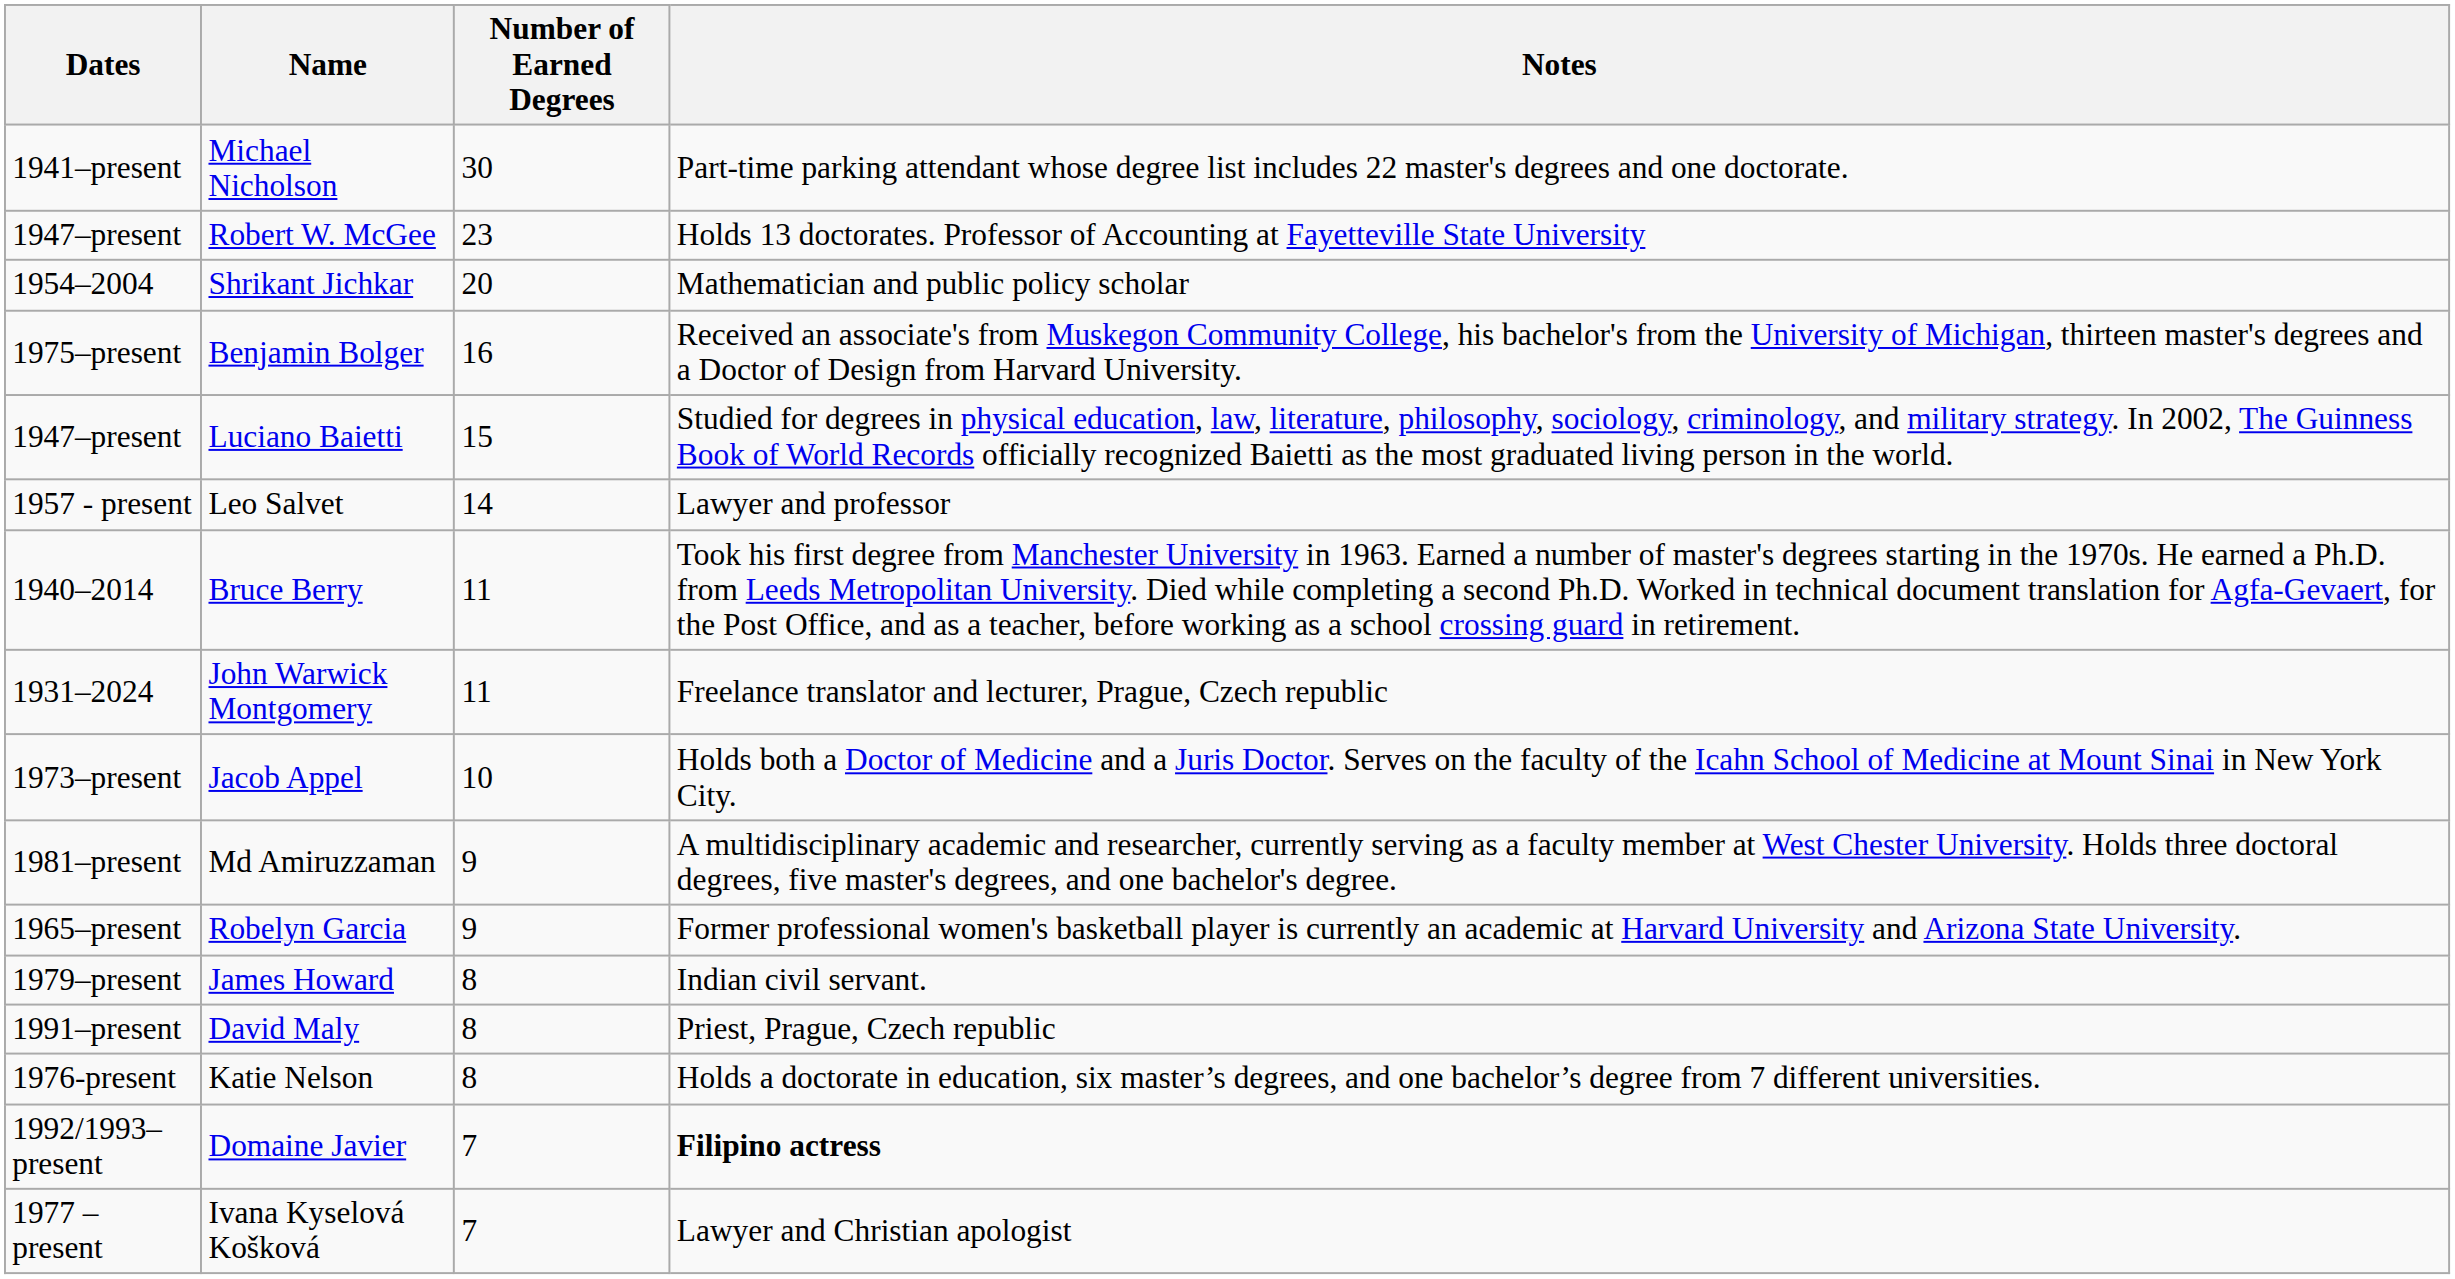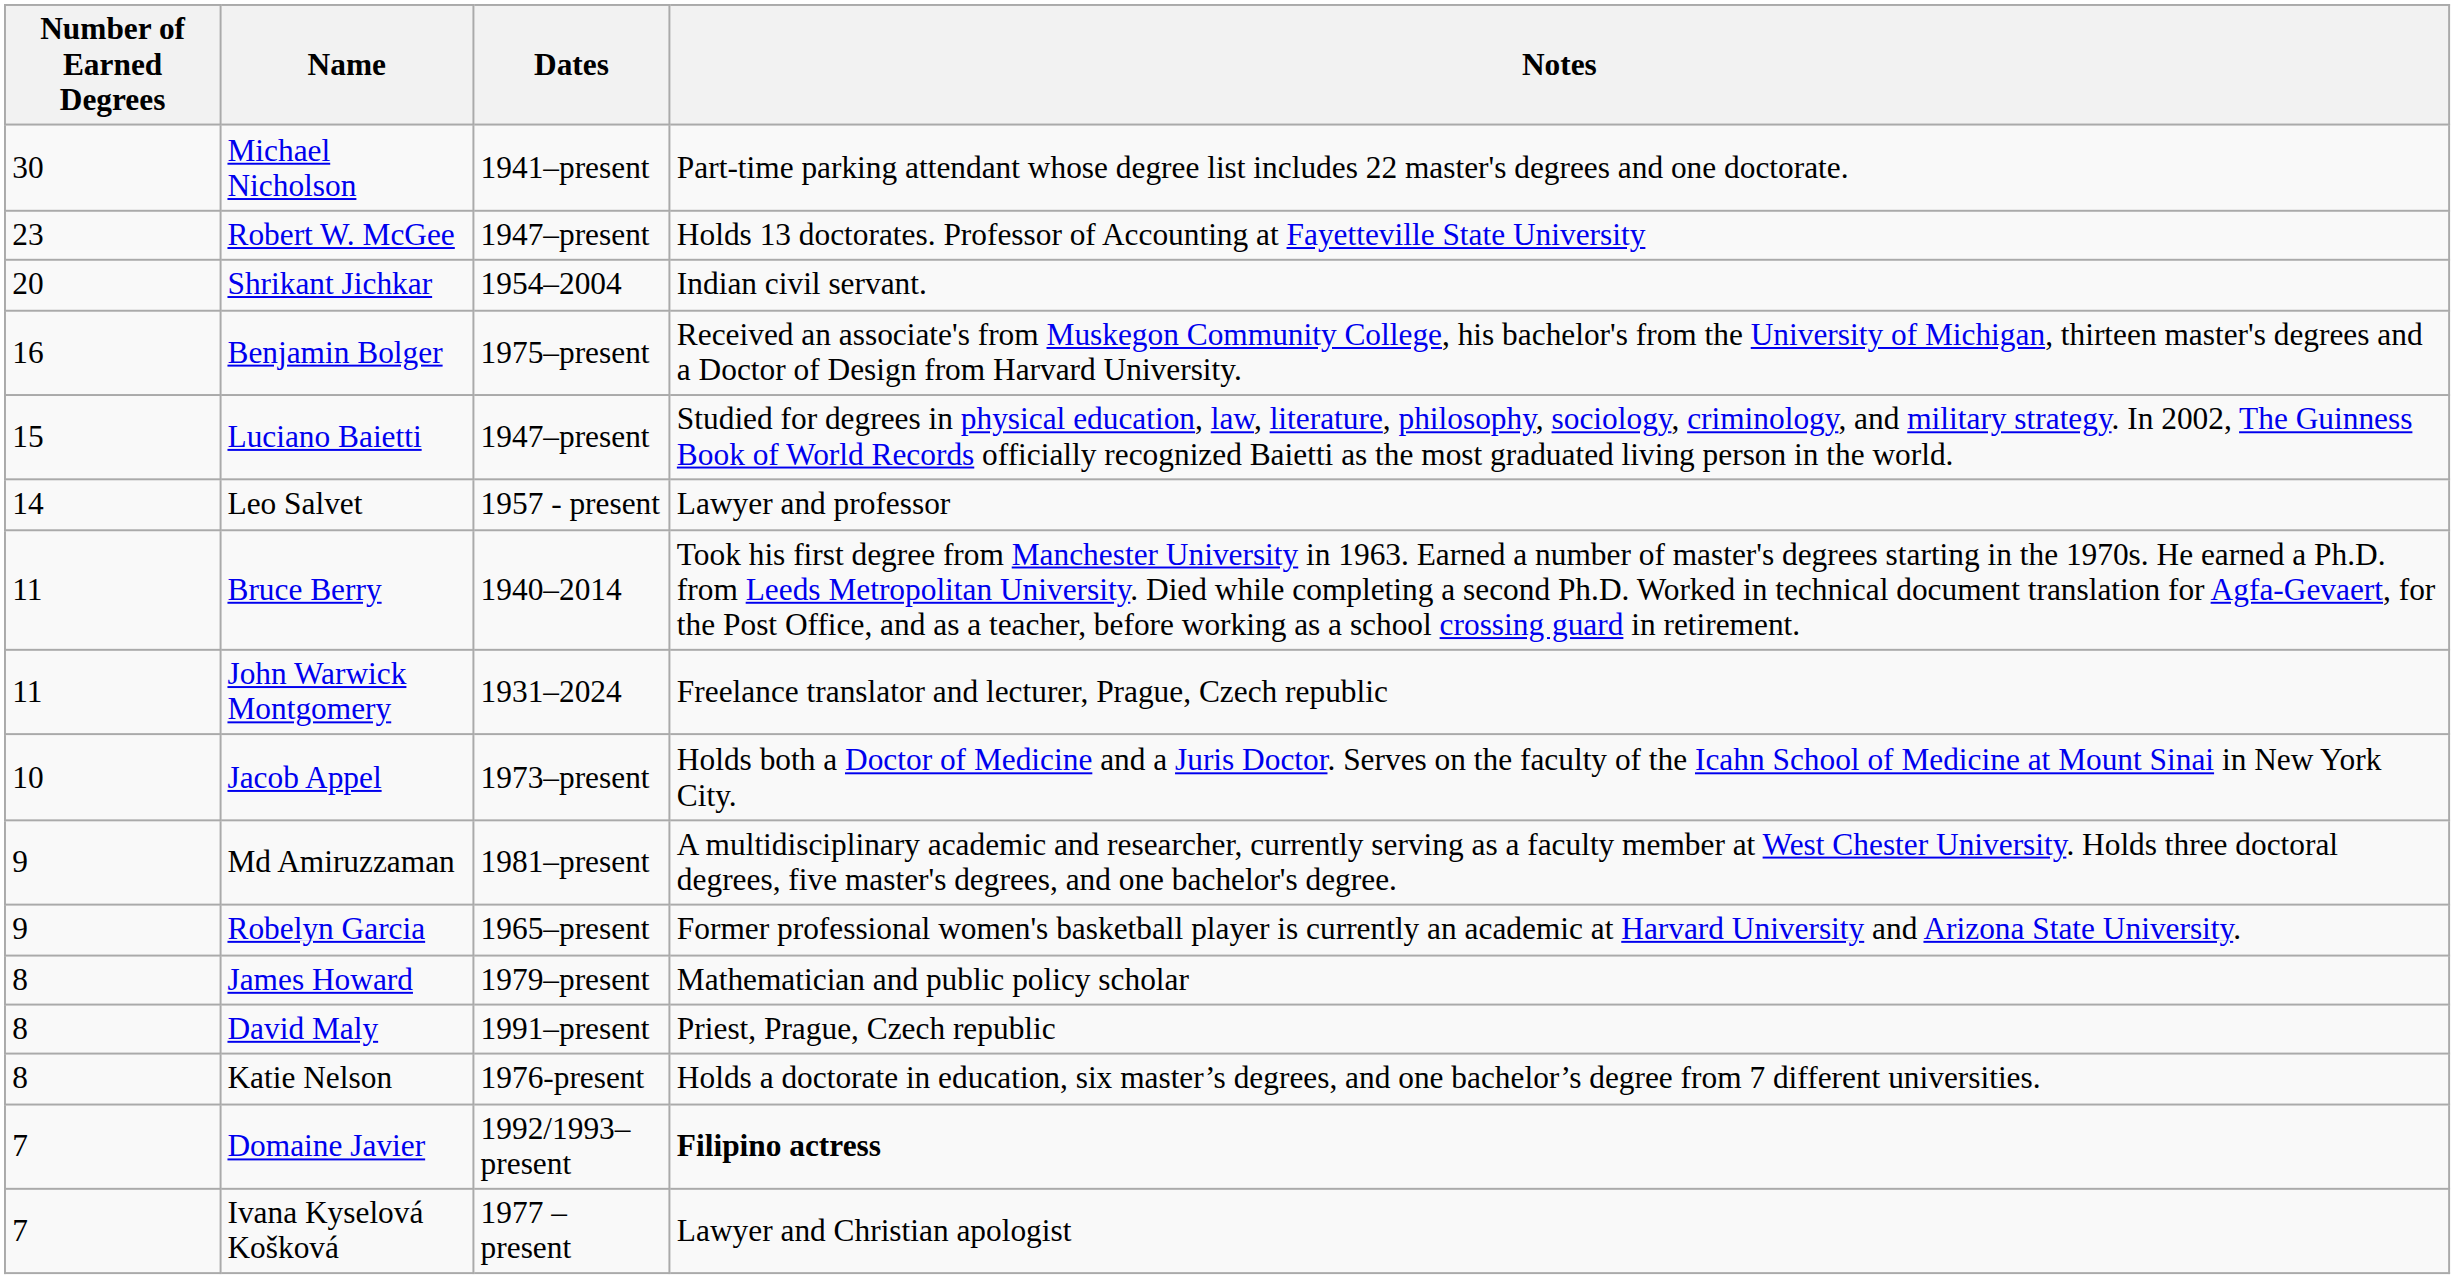columns swapped: (562, 64) <-> (103, 64)
(933, 284) Mathematician and public policy scholar -> (802, 284) Indian civil servant.
(802, 978) Indian civil servant. -> (933, 978) Mathematician and public policy scholar
